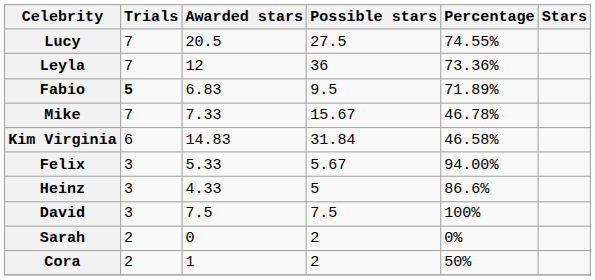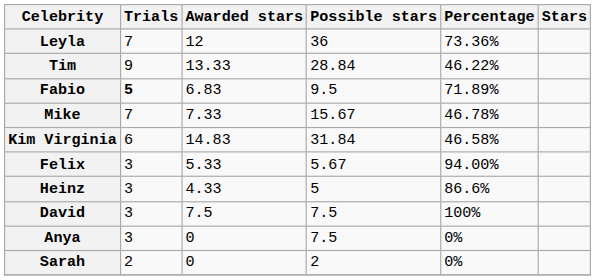- row: (62, 41)
+ row: (62, 66)
+ row: (62, 238)
- row: (62, 263)
